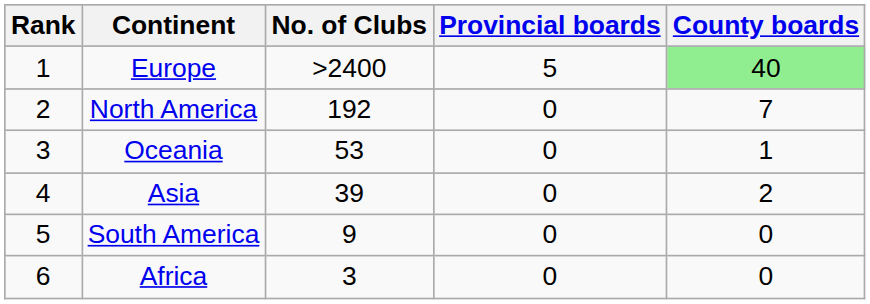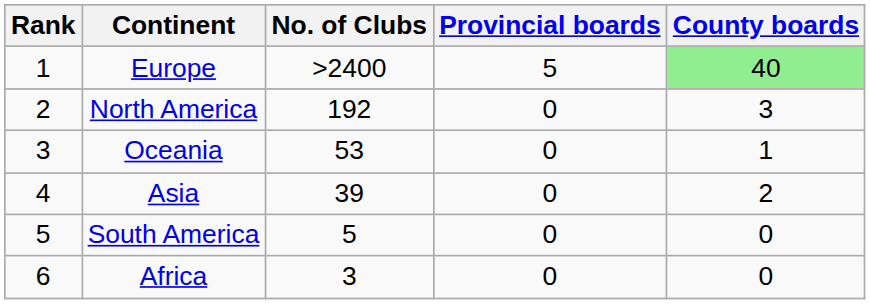(766, 109) 7 -> (766, 109) 3
(349, 234) 9 -> (349, 234) 5
